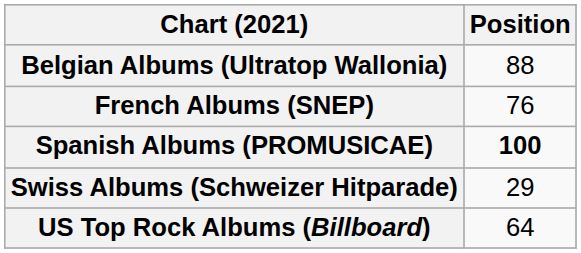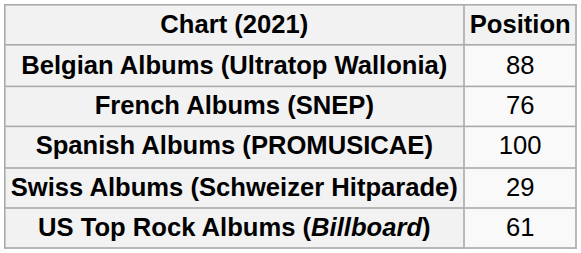(520, 146) bold -> (520, 146) normal
(520, 227) 64 -> (520, 227) 61
